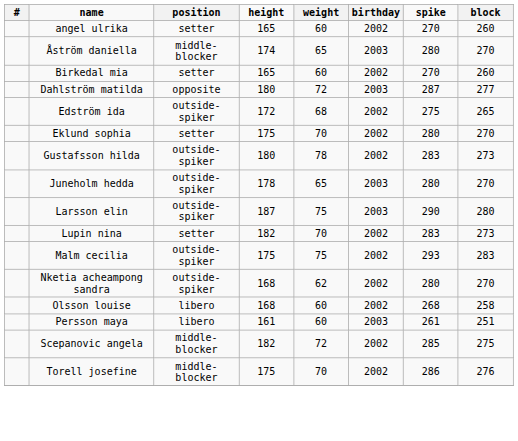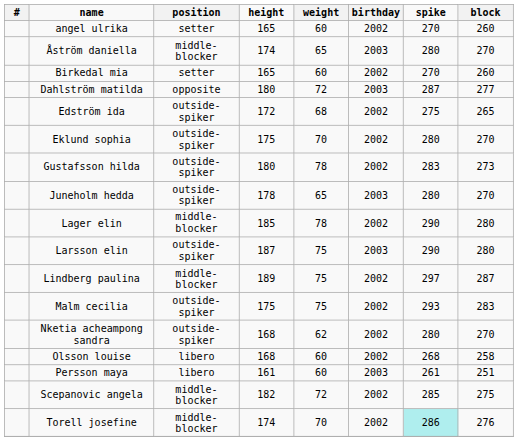(196, 134) setter -> (196, 139) outside-spiker
+ row: (92, 223)
+ row: (92, 279)
- row: (92, 233)
(266, 372) 175 -> (266, 423) 174
(431, 372) no background -> (431, 423) paleturquoise background
